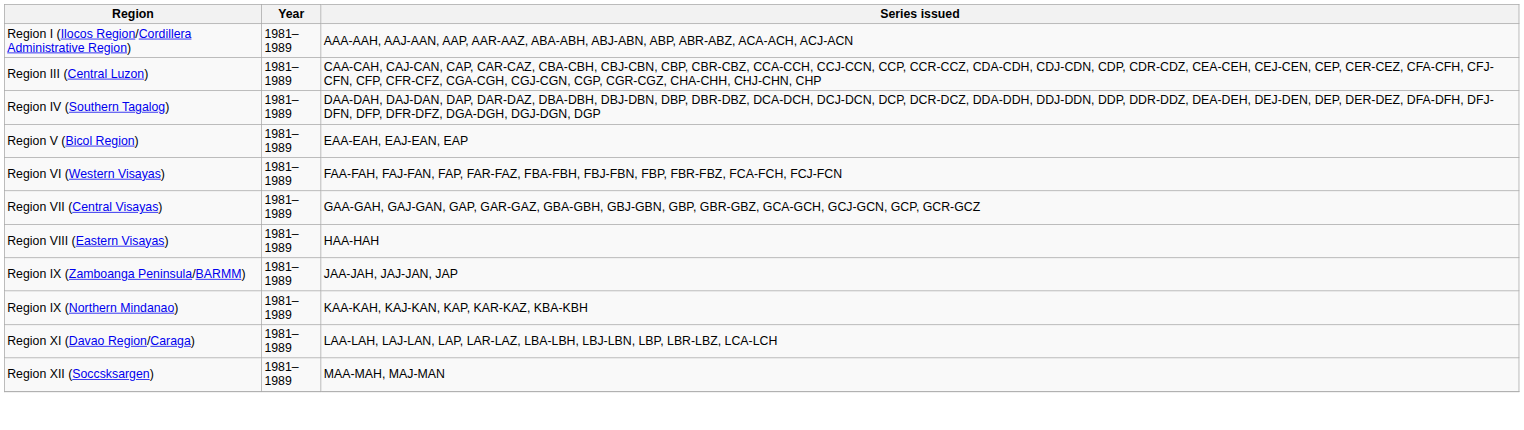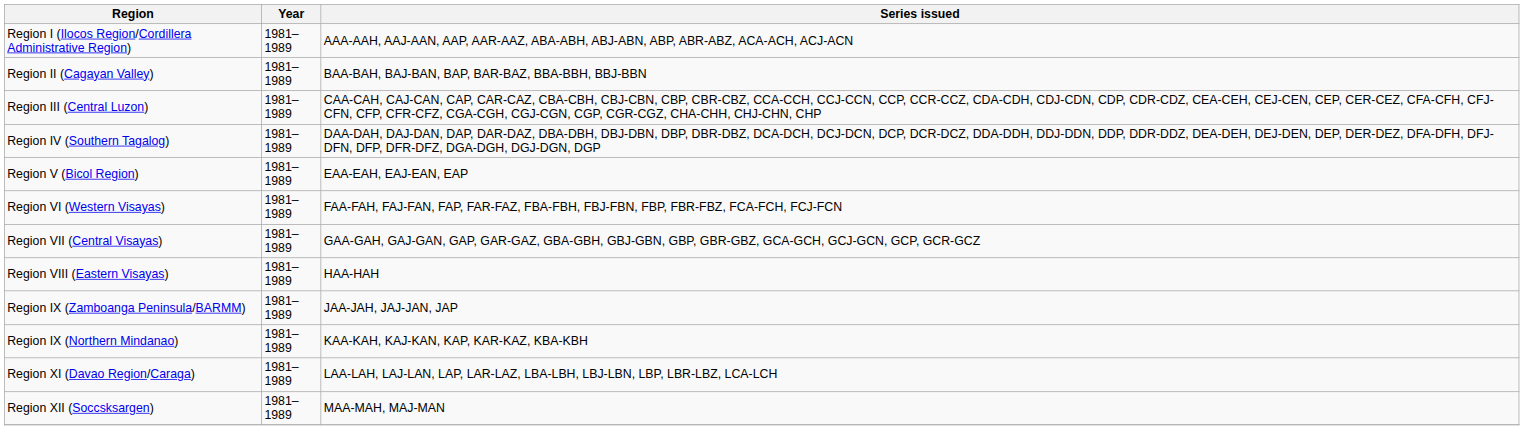+ row: (80, 74)
